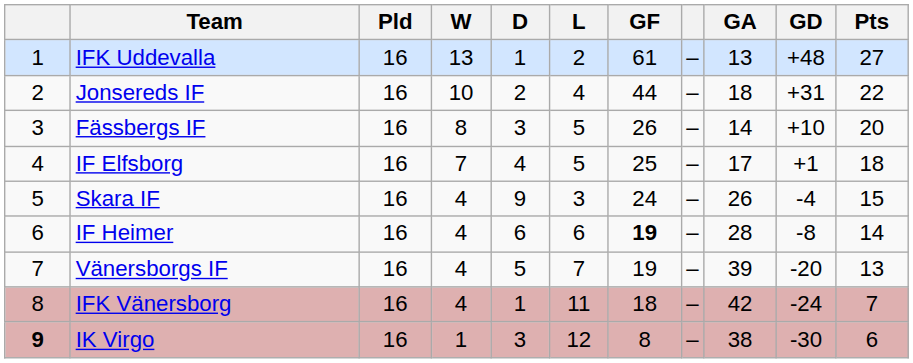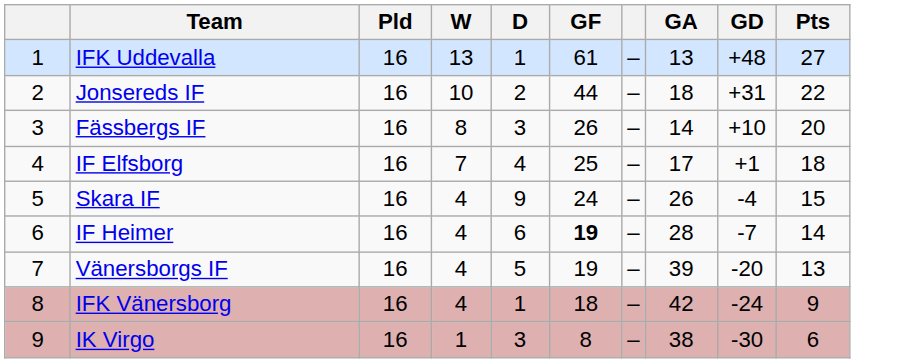- column: (579, 22)
(806, 233) -8 -> (747, 233) -7
(872, 304) 7 -> (813, 304) 9
(38, 339) bold -> (38, 339) normal
